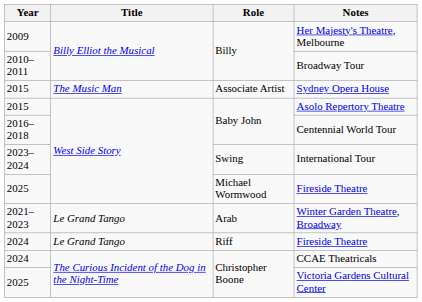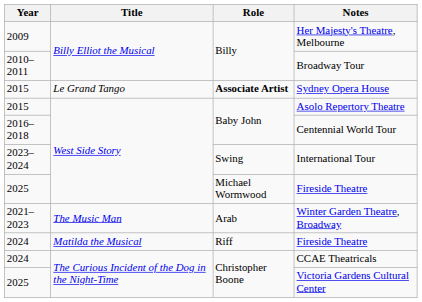(88, 89) The Music Man -> (89, 89) Le Grand Tango
(250, 89) normal -> (252, 89) bold
(89, 218) Le Grand Tango -> (88, 218) The Music Man
(89, 241) Le Grand Tango -> (97, 241) Matilda the Musical
